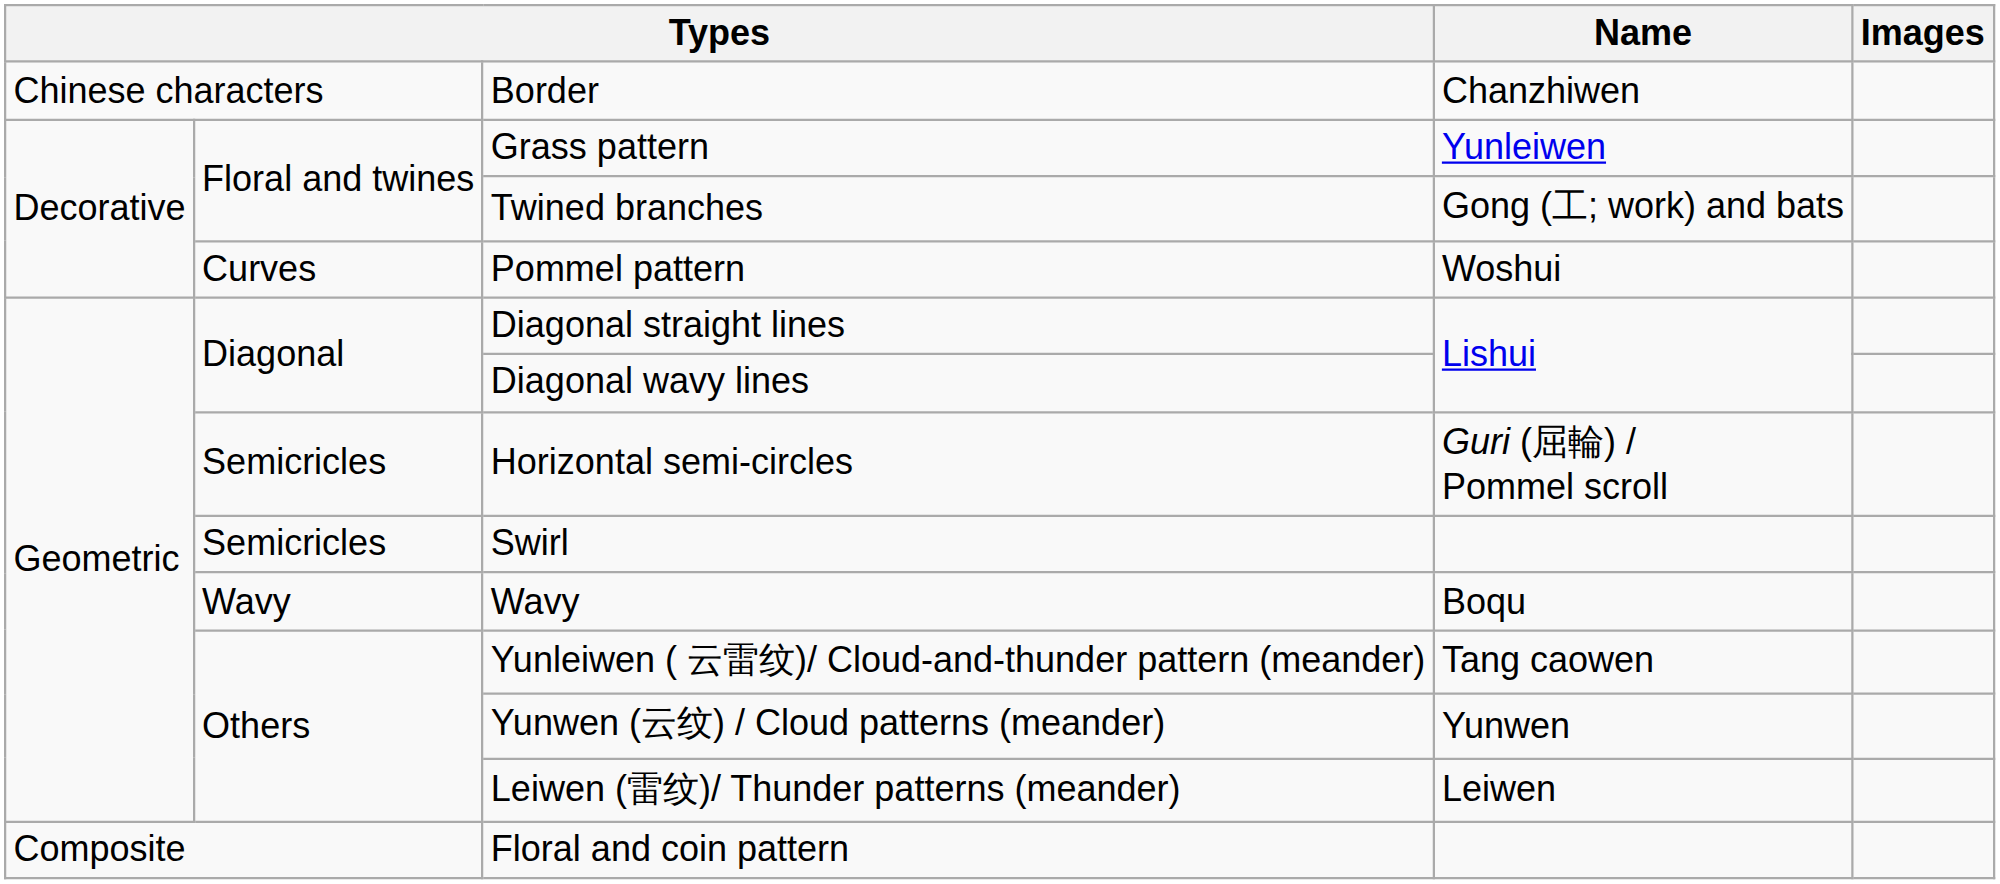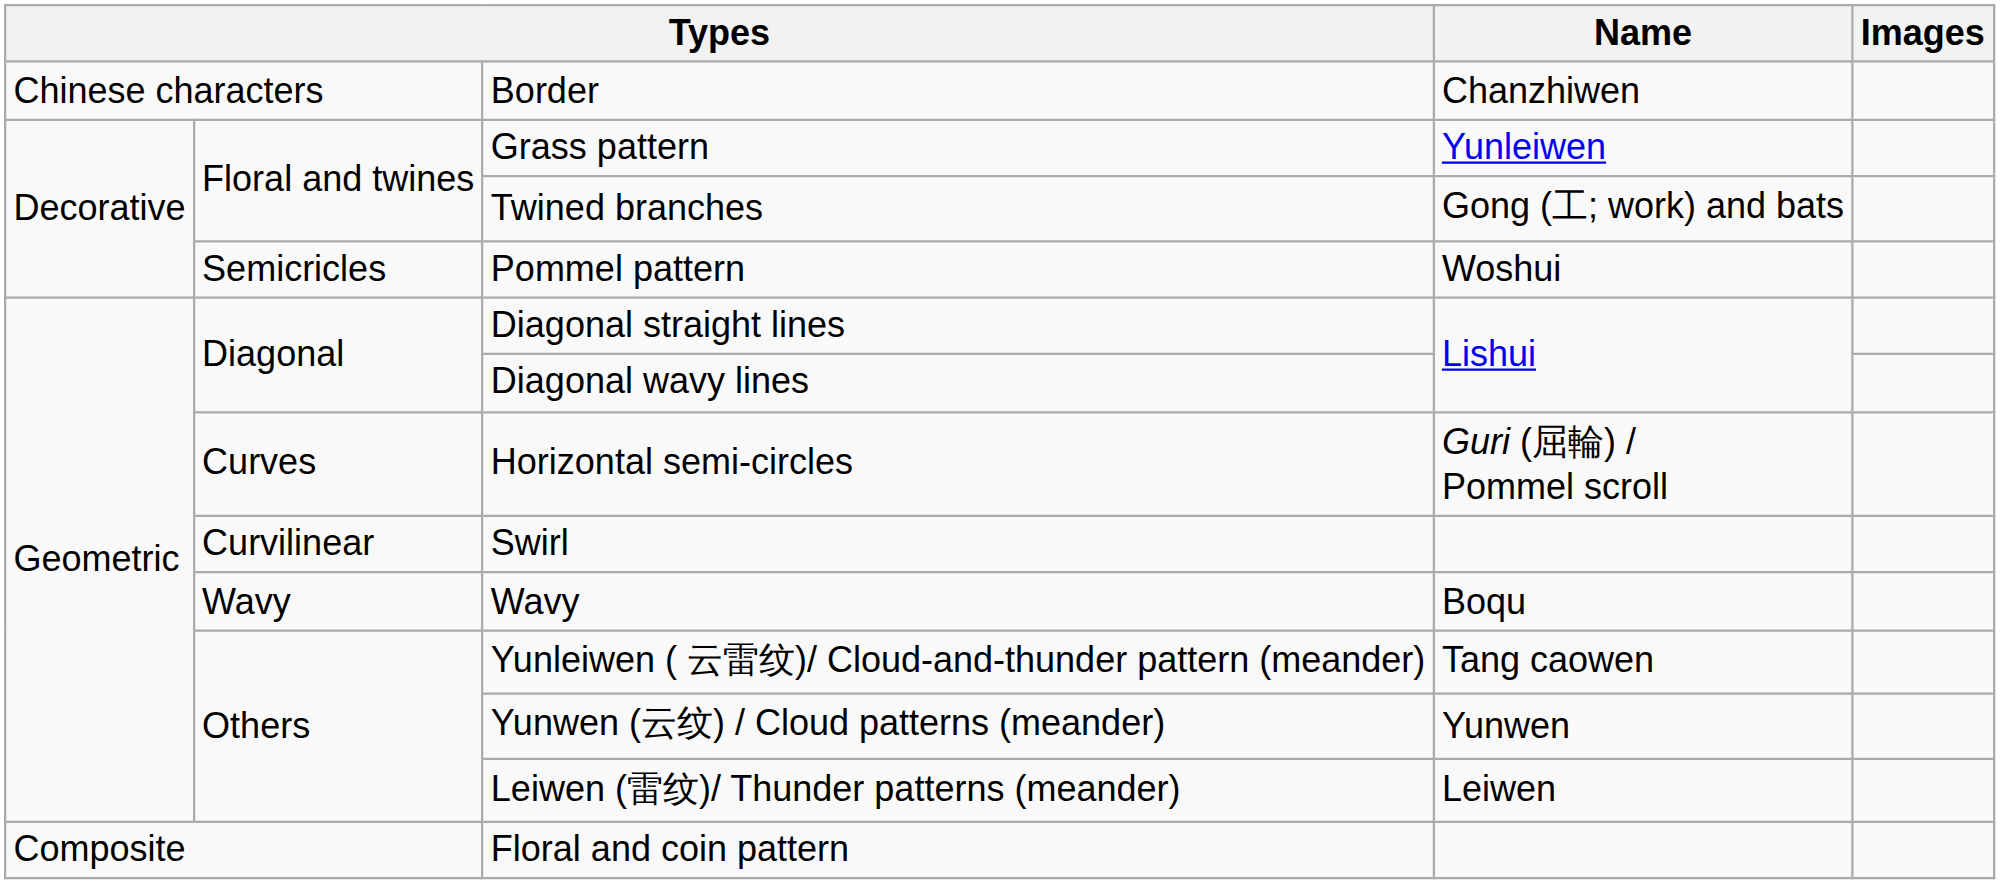(259, 268) Curves -> (294, 268) Semicricles
(294, 463) Semicricles -> (259, 463) Curves
(294, 543) Semicricles -> (288, 543) Curvilinear
